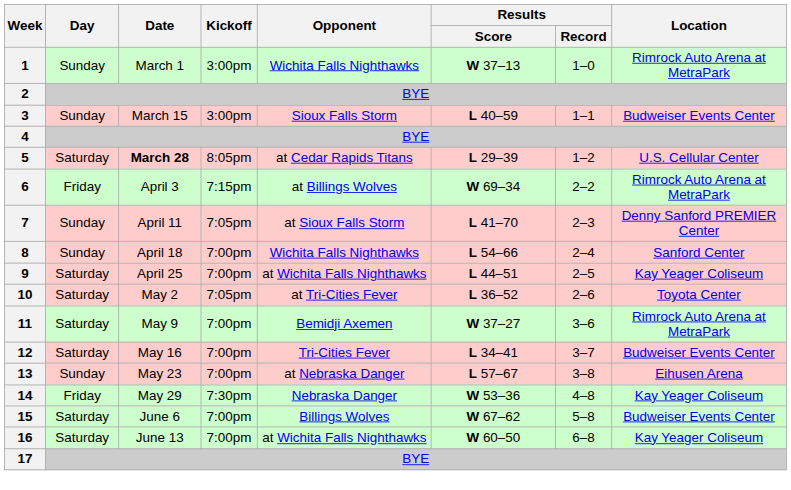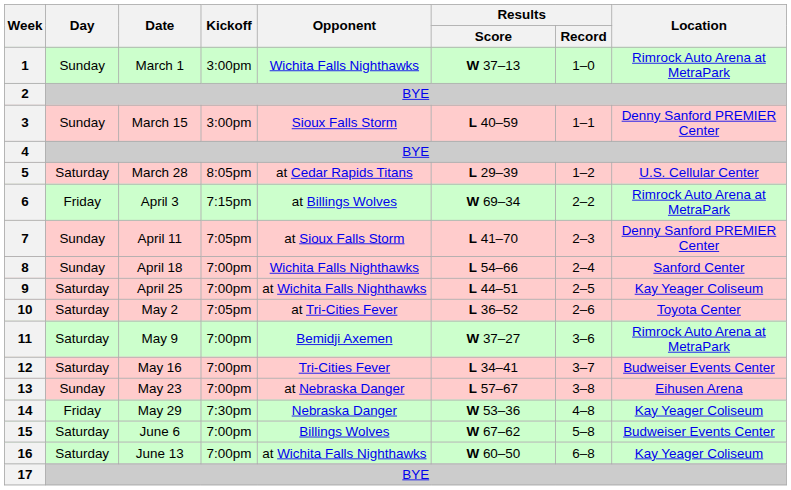(699, 115) Budweiser Events Center -> (699, 123) Denny Sanford PREMIER Center
(160, 158) bold -> (160, 173) normal
